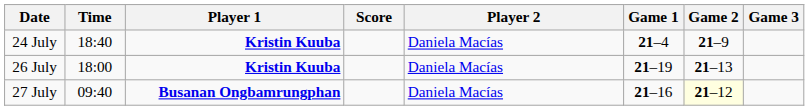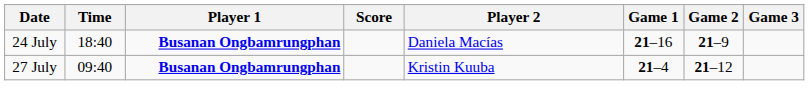(293, 42) Kristin Kuuba -> (249, 42) Busanan Ongbamrungphan
(653, 42) 21–4 -> (653, 42) 21–16
- row: (35, 67)
(455, 93) Daniela Macías -> (451, 67) Kristin Kuuba
(653, 93) 21–16 -> (653, 67) 21–4
(714, 93) lightyellow background -> (714, 67) no background
